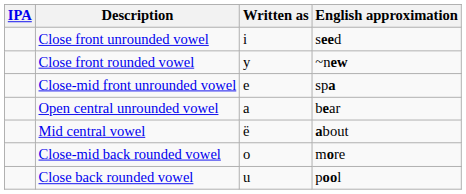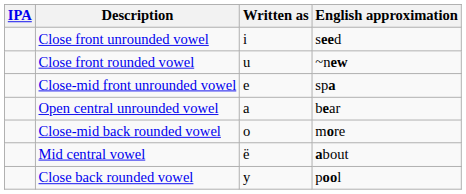(247, 62) y -> (247, 62) u
rows swapped: (92, 131) <-> (130, 154)
(247, 177) u -> (247, 177) y
